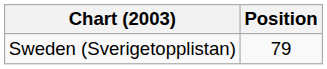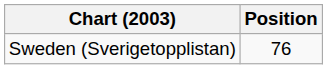(281, 48) 79 -> (281, 48) 76
